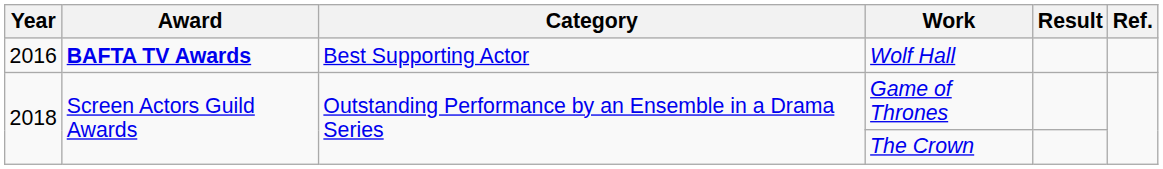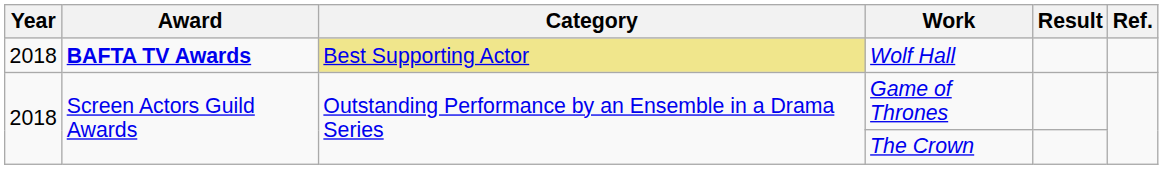(33, 55) 2016 -> (33, 55) 2018
(426, 55) no background -> (426, 55) khaki background
